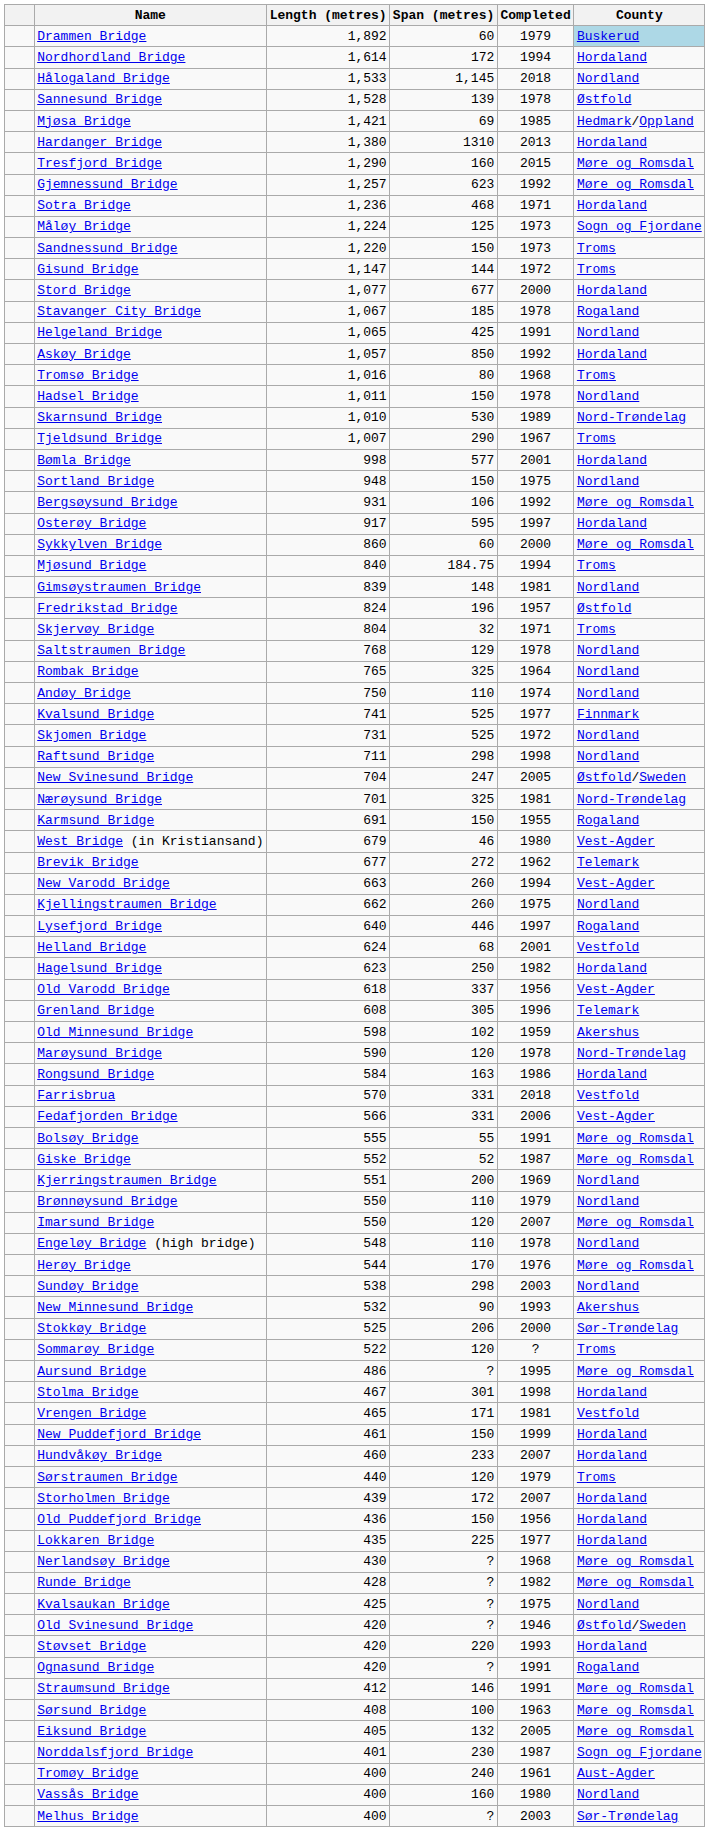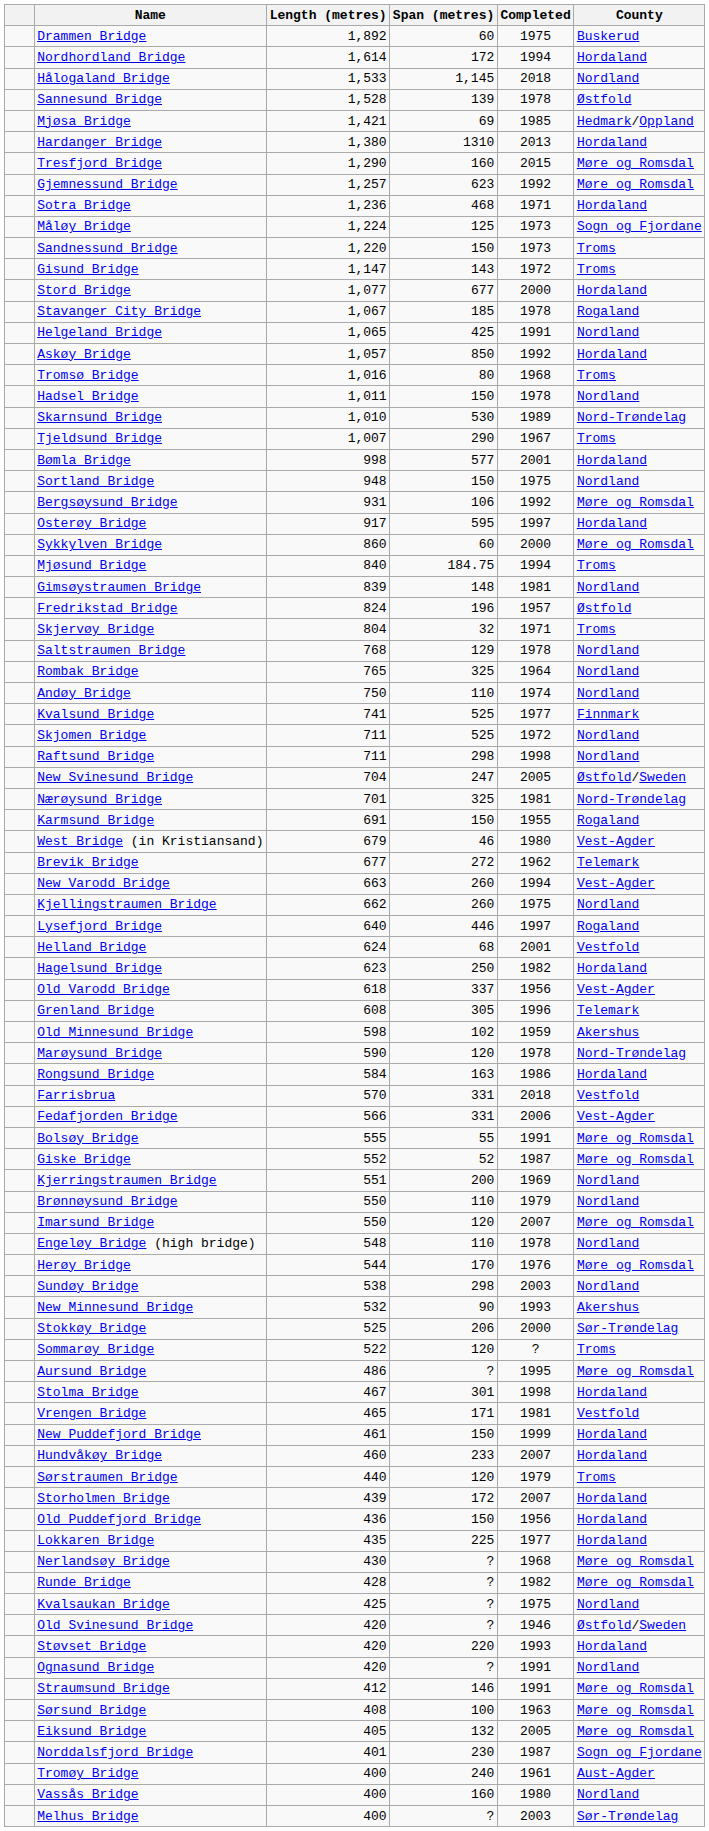(536, 36) 1979 -> (536, 36) 1975
(608, 36) lightblue background -> (608, 36) no background
(483, 269) 144 -> (483, 269) 143
(375, 735) 731 -> (375, 735) 711
(608, 1668) Rogaland -> (608, 1668) Nordland
